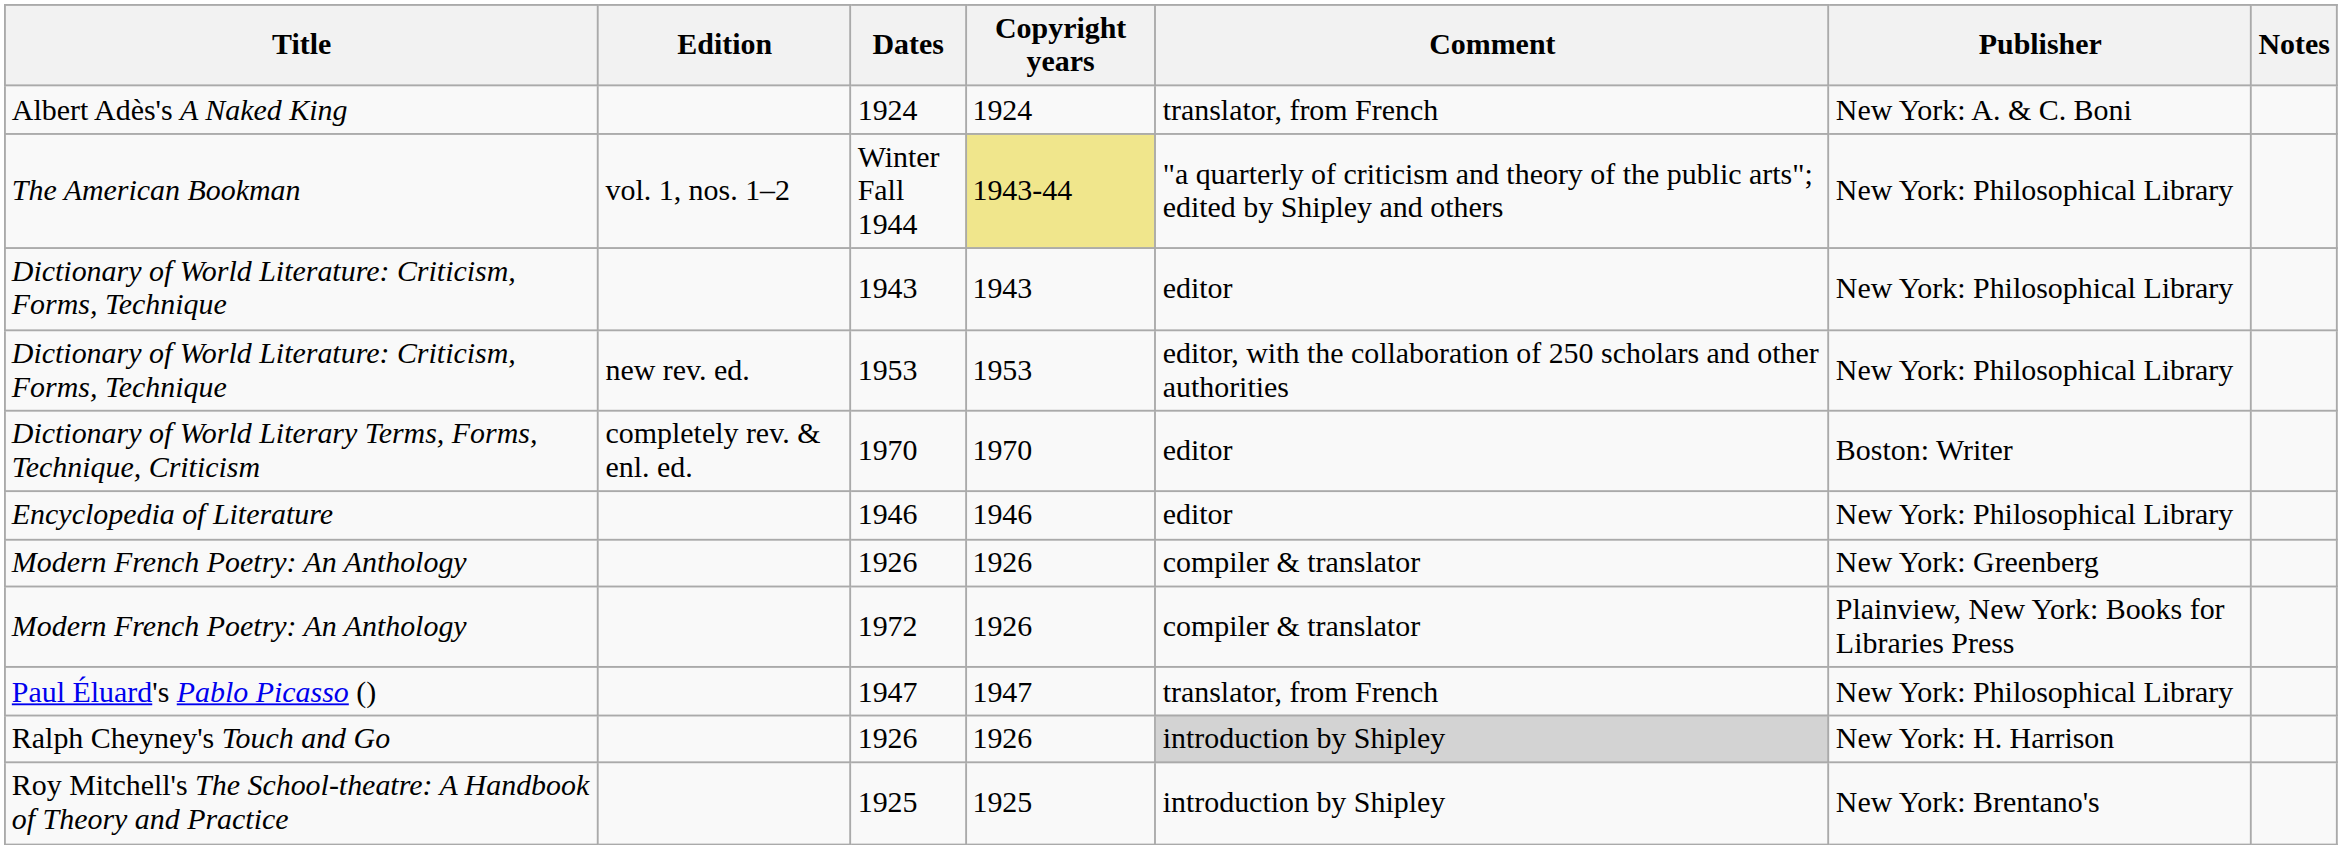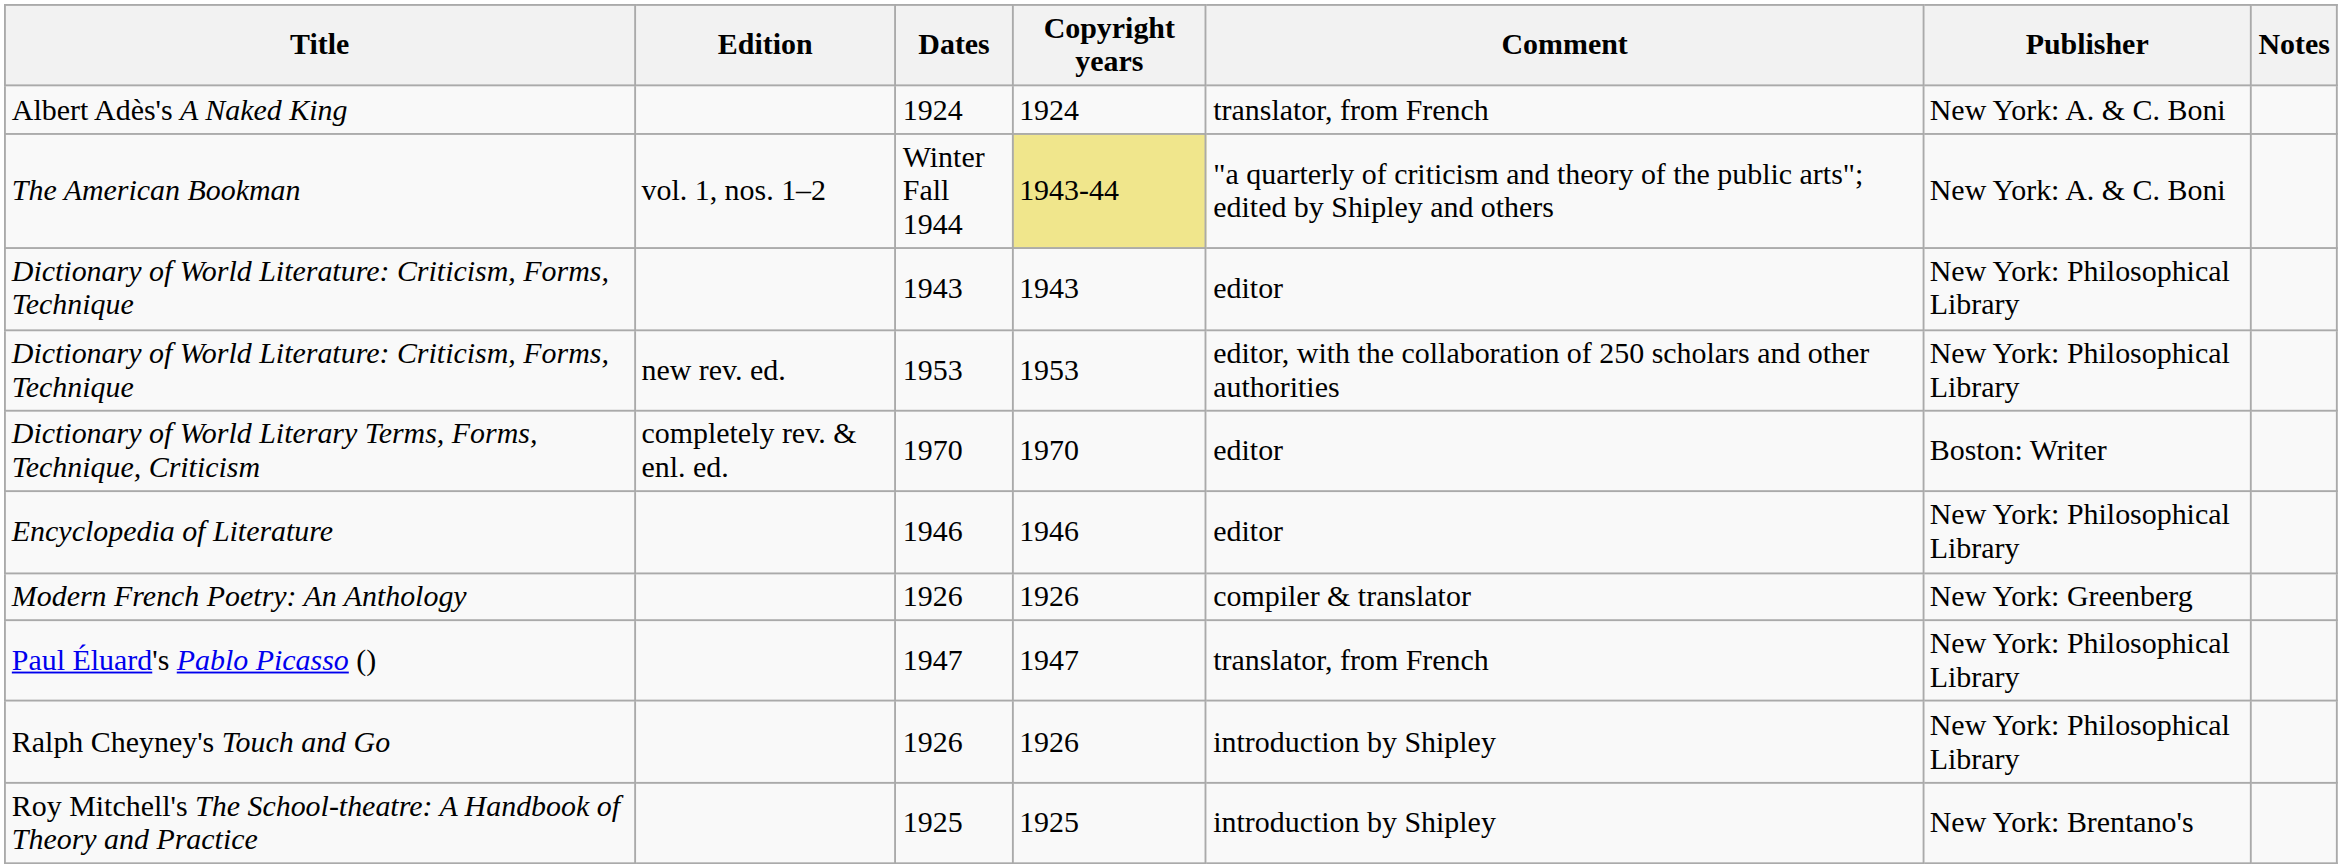(2034, 190) New York: Philosophical Library -> (2078, 190) New York: A. & C. Boni
- row: (239, 626)
(1304, 738) lightgrey background -> (1355, 741) no background
(1975, 738) New York: H. Harrison -> (2080, 741) New York: Philosophical Library
